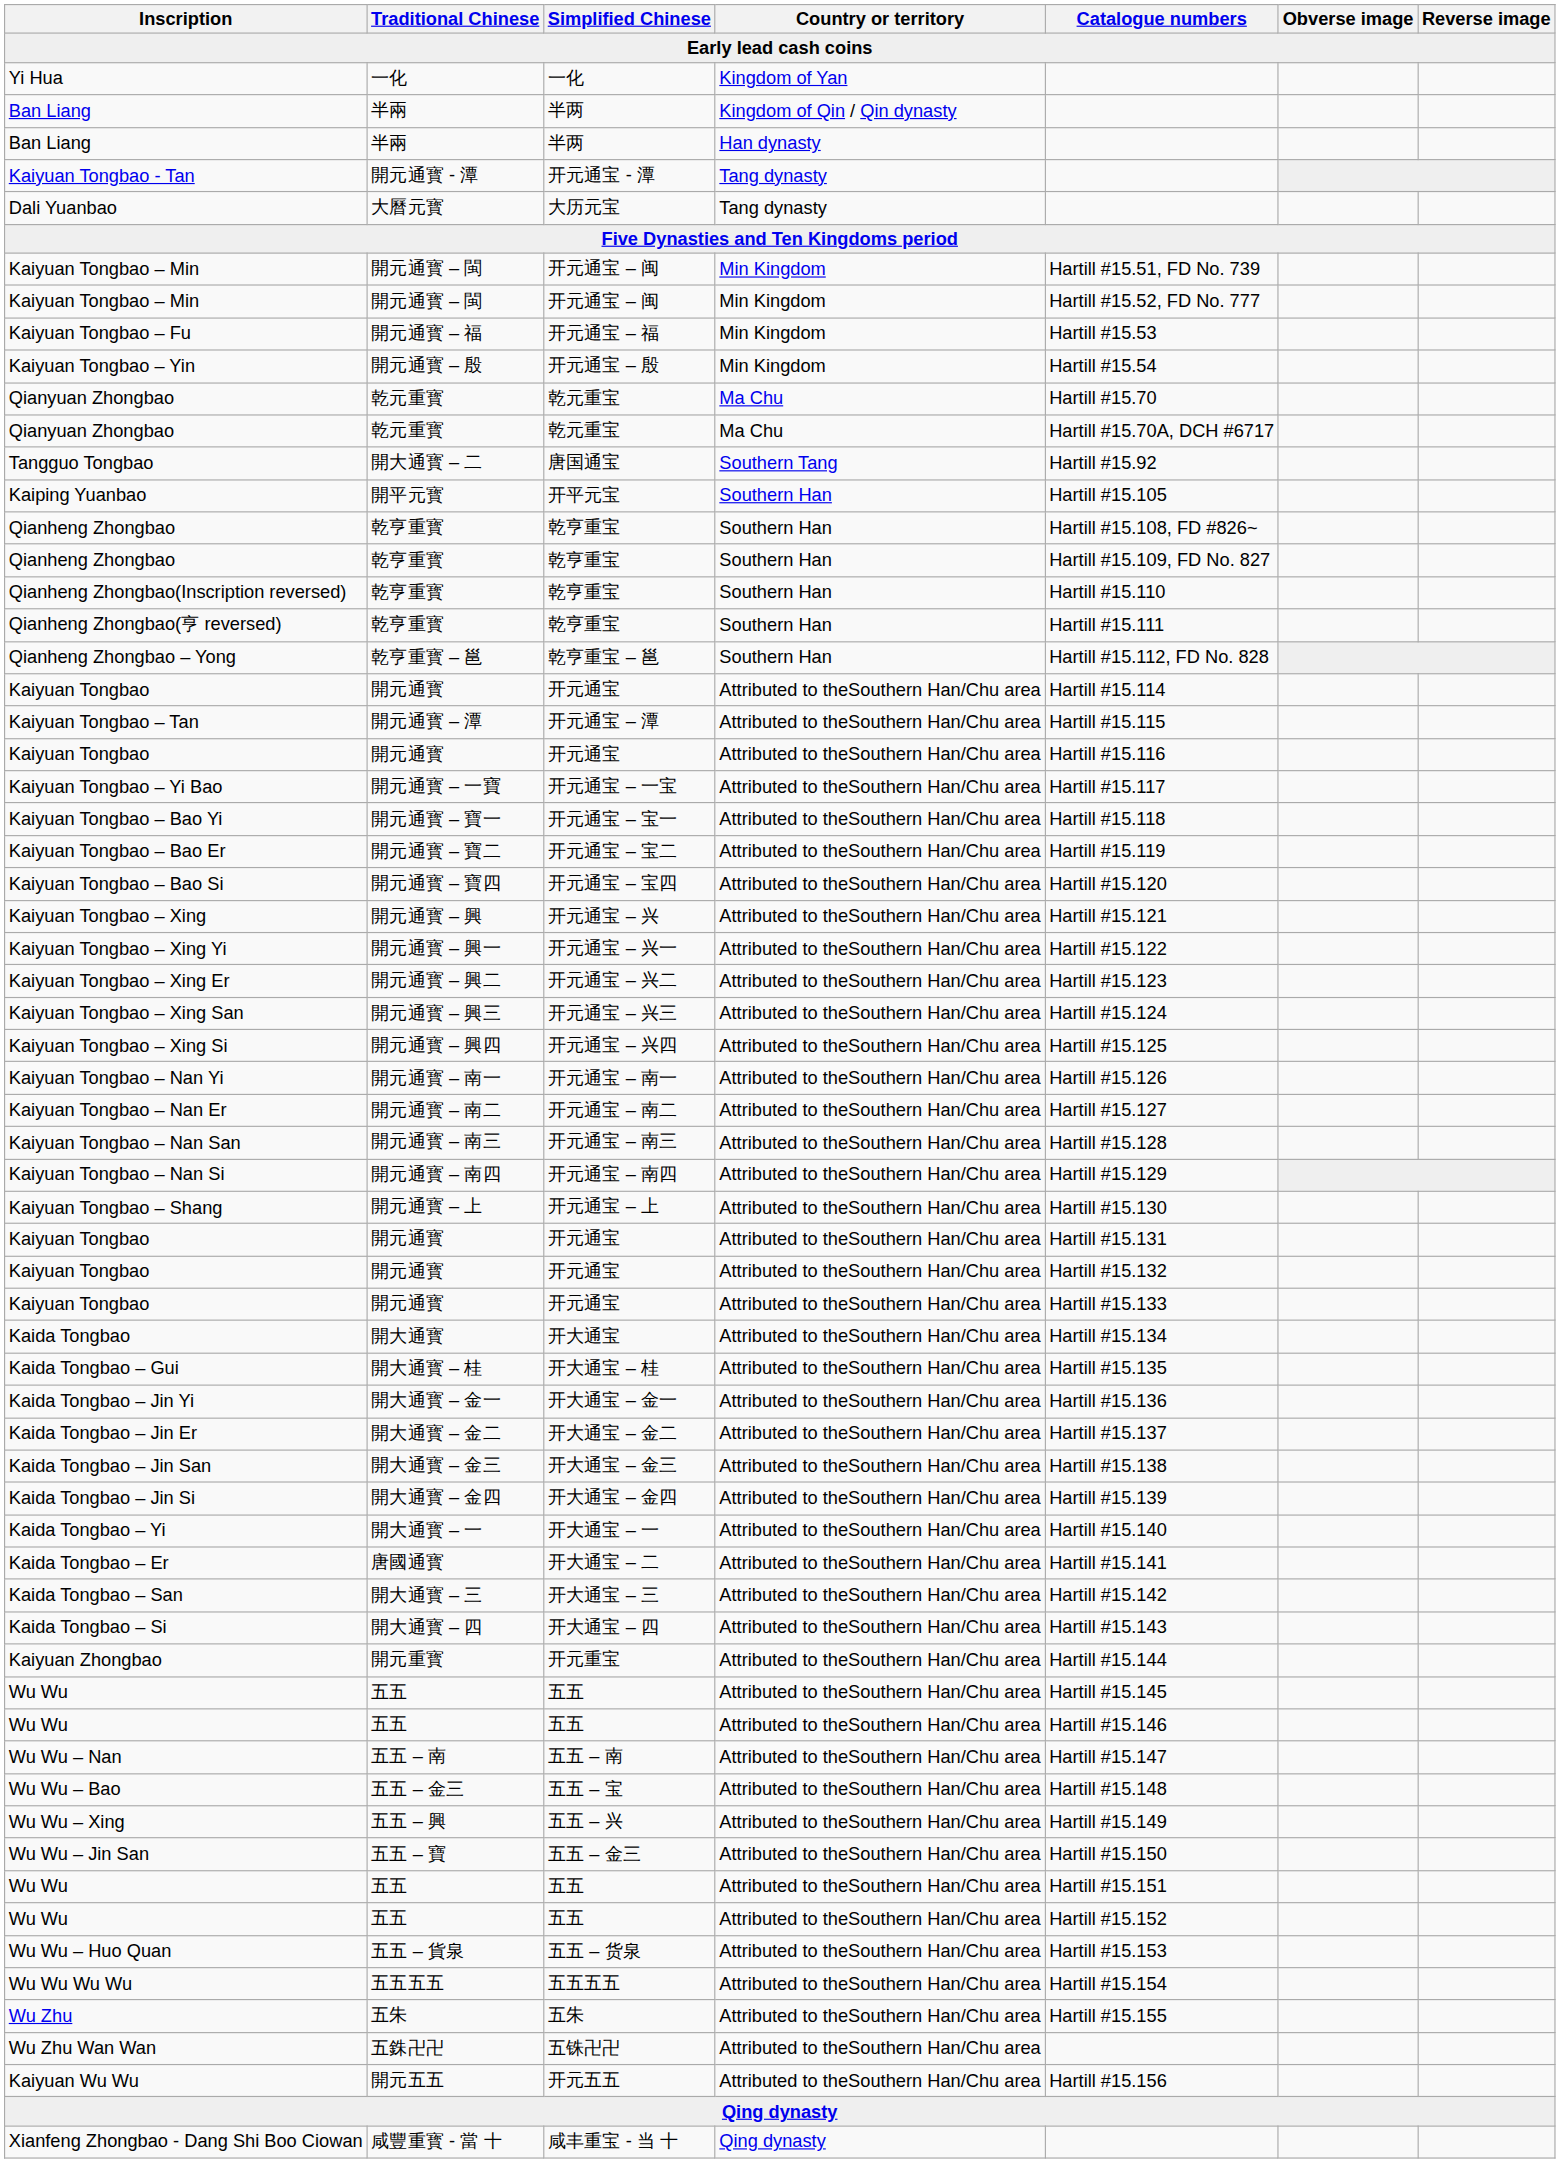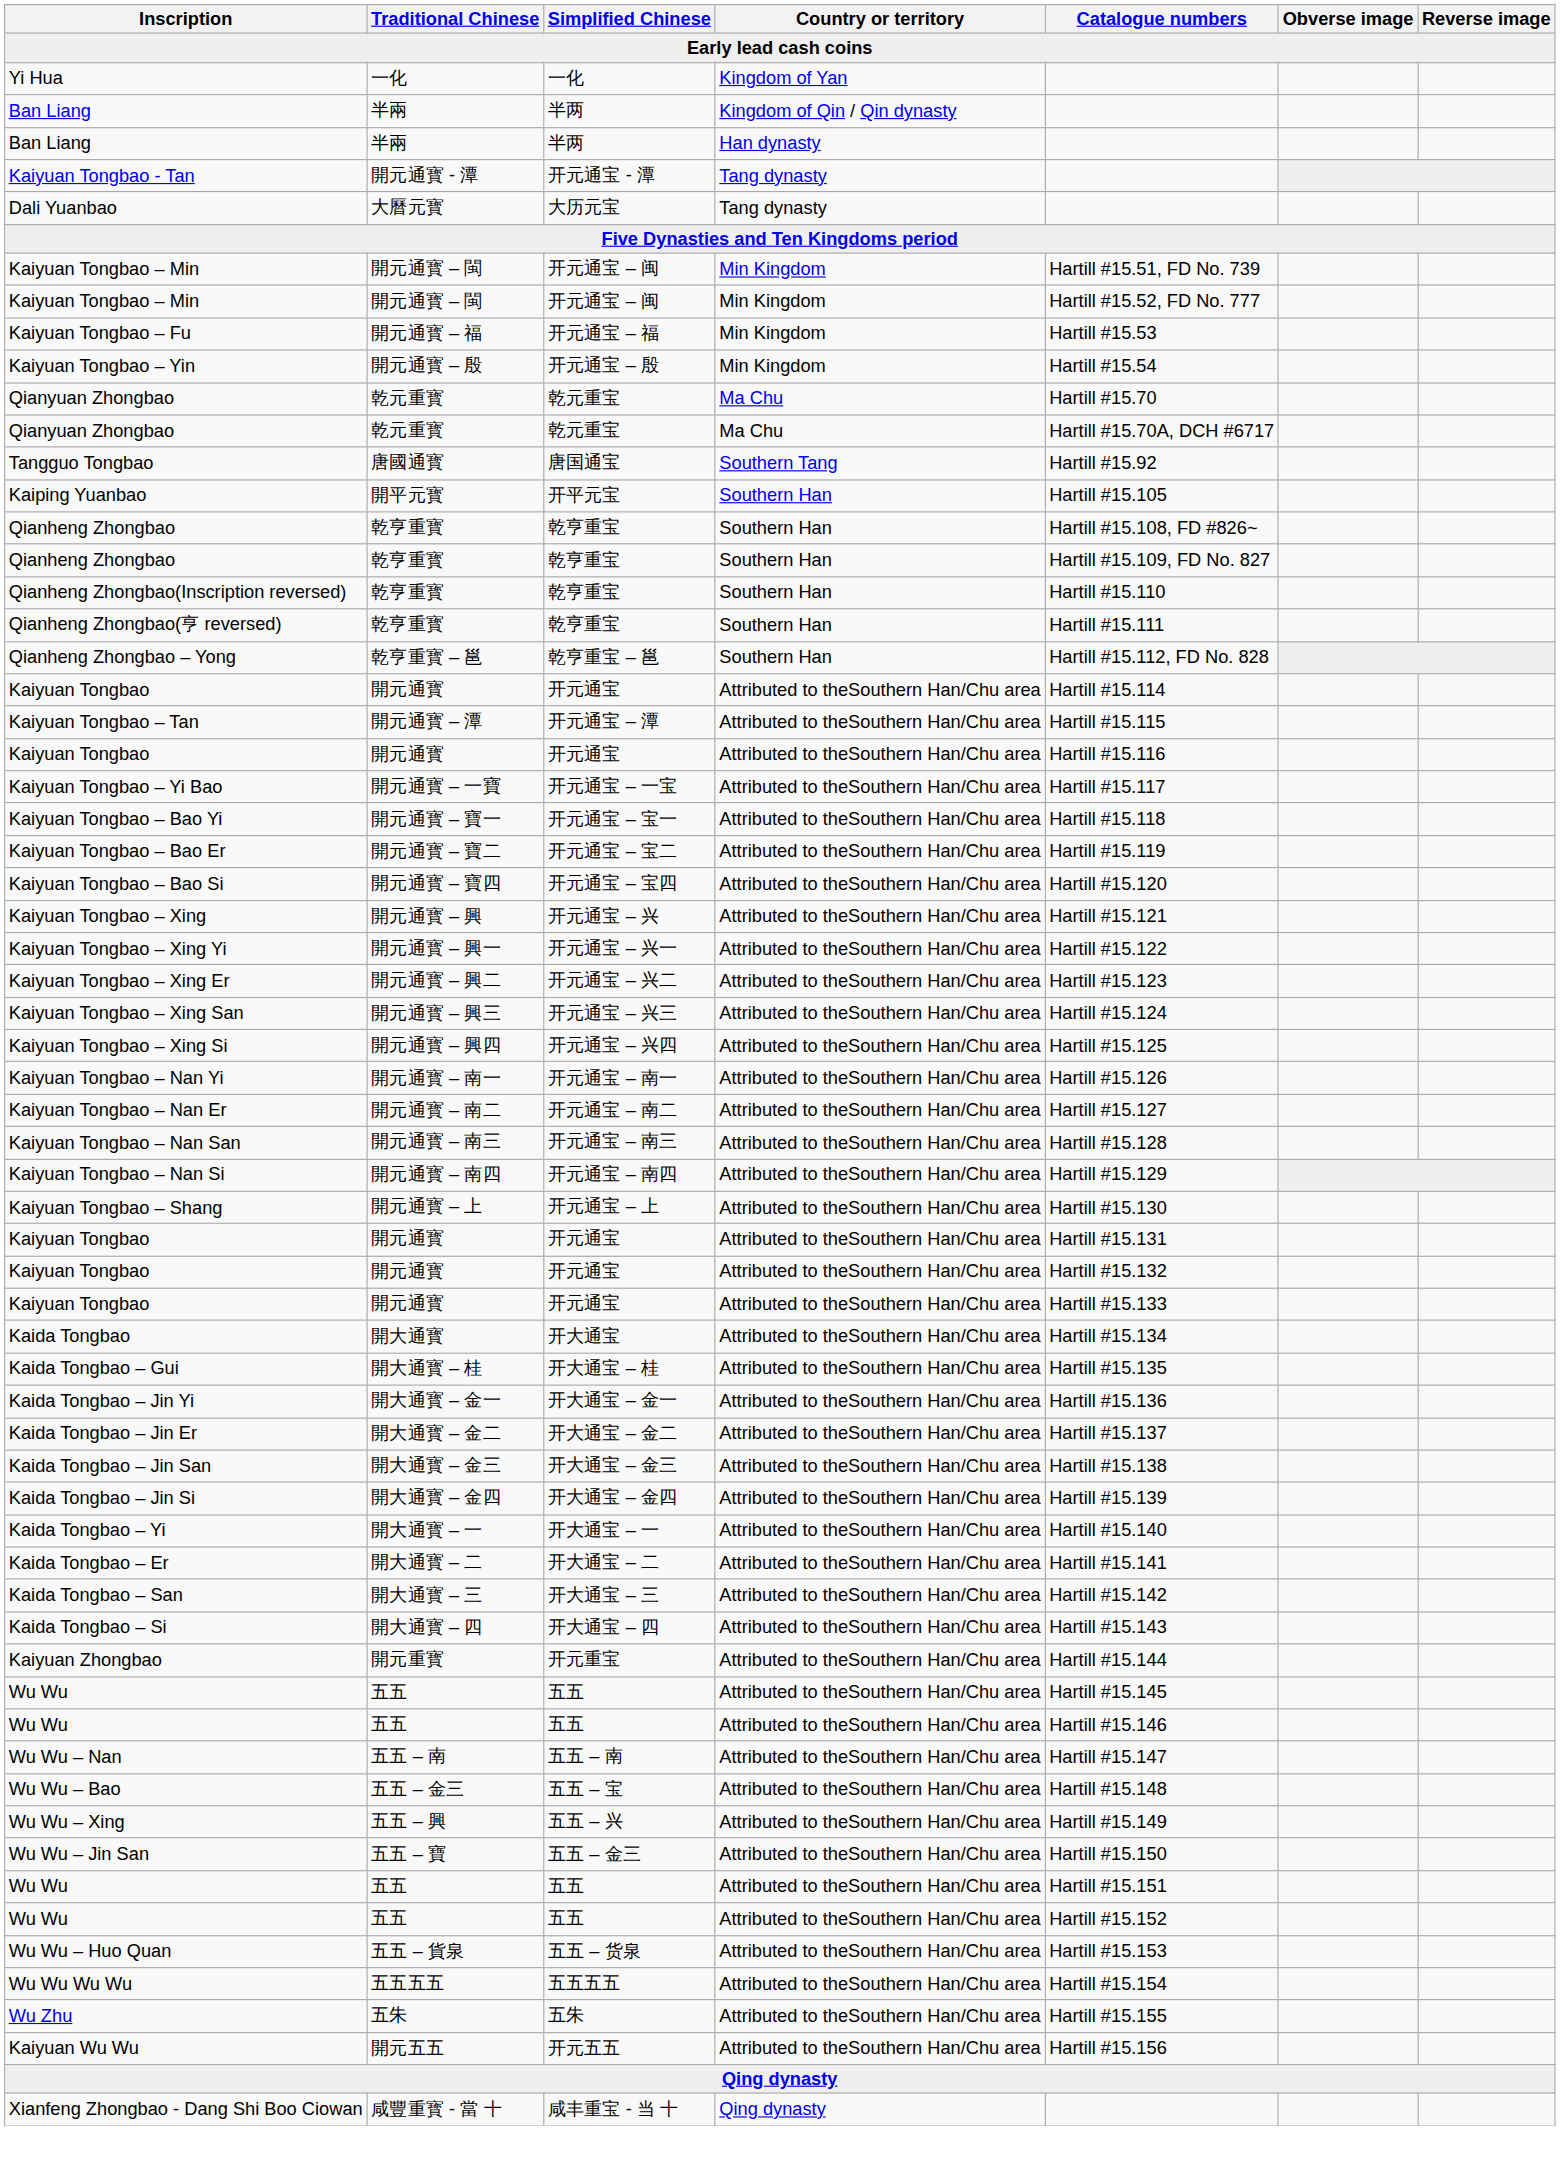(427, 462) 開大通寳 – 二 -> (408, 462) 唐國通寳
(408, 1562) 唐國通寳 -> (427, 1562) 開大通寳 – 二
- row: (82, 2048)
